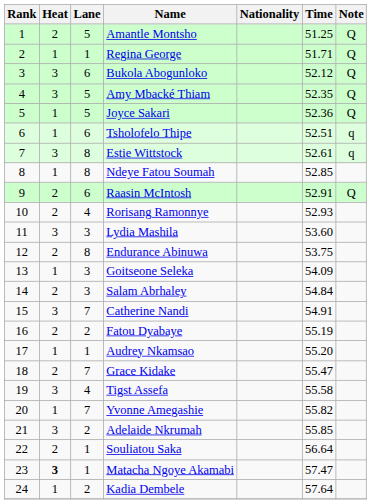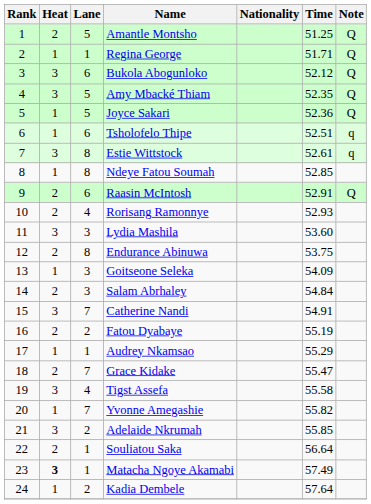(319, 350) 55.20 -> (319, 350) 55.29
(319, 469) 57.47 -> (319, 469) 57.49
